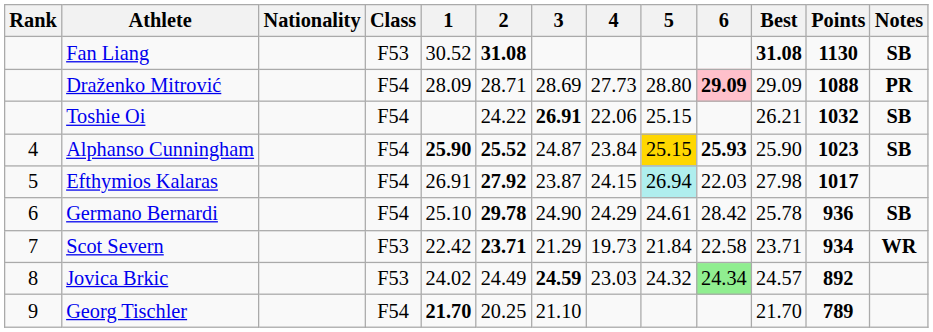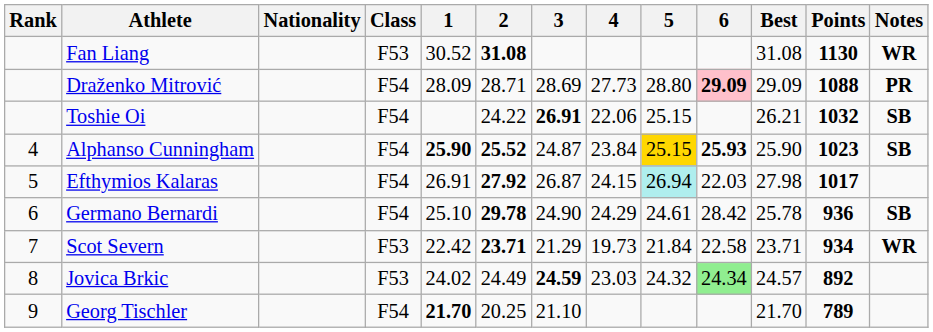(779, 52) bold -> (779, 52) normal
(899, 52) SB -> (899, 52) WR
(559, 181) 23.87 -> (559, 181) 26.87
